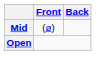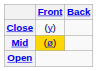+ row: (20, 27)
(48, 27) no background -> (50, 43) gold background
